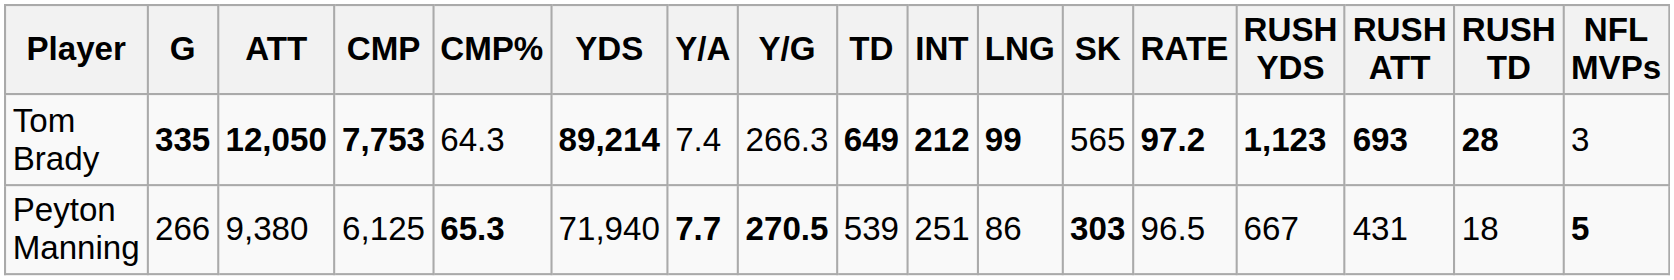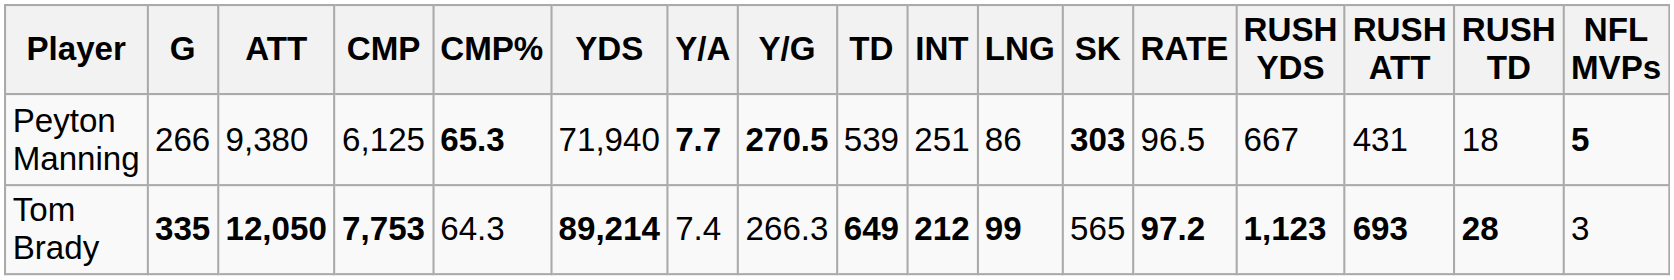rows swapped: (76, 228) <-> (56, 139)
